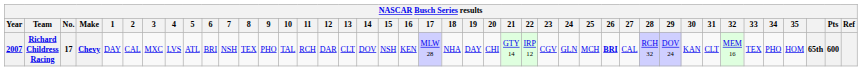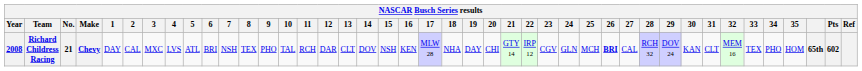(14, 49) 2007 -> (14, 49) 2008
(68, 49) 17 -> (68, 49) 21
(833, 49) 600 -> (833, 49) 602
